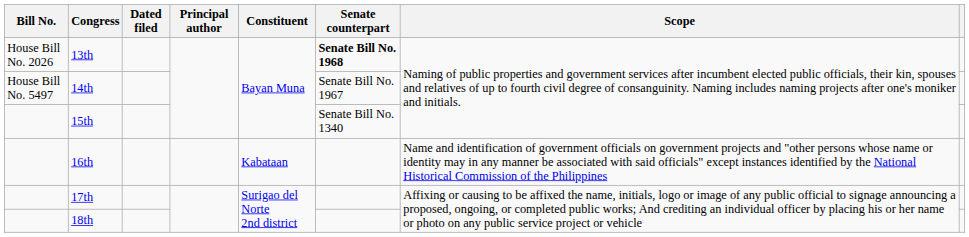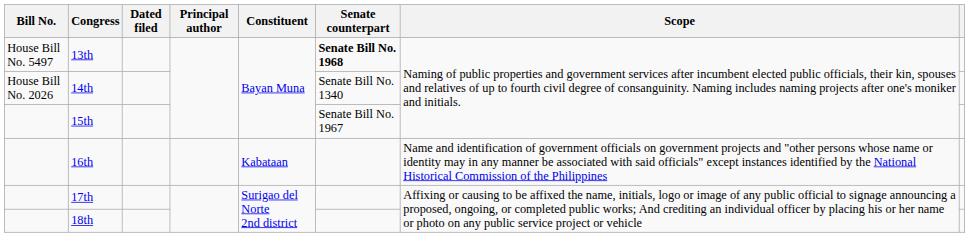(34, 54) House Bill No. 2026 -> (34, 54) House Bill No. 5497
(34, 87) House Bill No. 5497 -> (34, 87) House Bill No. 2026
(356, 87) Senate Bill No. 1967 -> (356, 87) Senate Bill No. 1340
(356, 121) Senate Bill No. 1340 -> (356, 121) Senate Bill No. 1967
